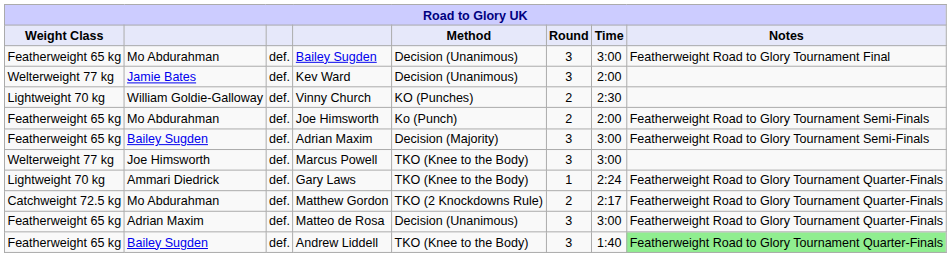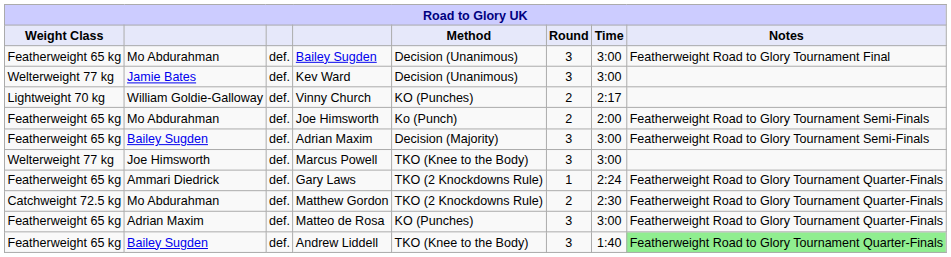(609, 77) 2:00 -> (609, 77) 3:00
(609, 97) 2:30 -> (609, 97) 2:17
(56, 180) Lightweight 70 kg -> (64, 180) Featherweight 65 kg
(461, 180) TKO (Knee to the Body) -> (469, 180) TKO (2 Knockdowns Rule)
(609, 201) 2:17 -> (609, 201) 2:30
(456, 221) Decision (Unanimous) -> (434, 221) KO (Punches)
